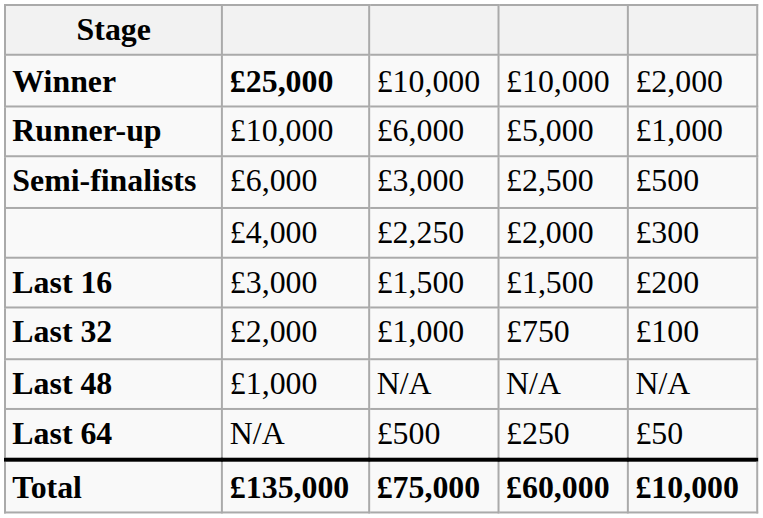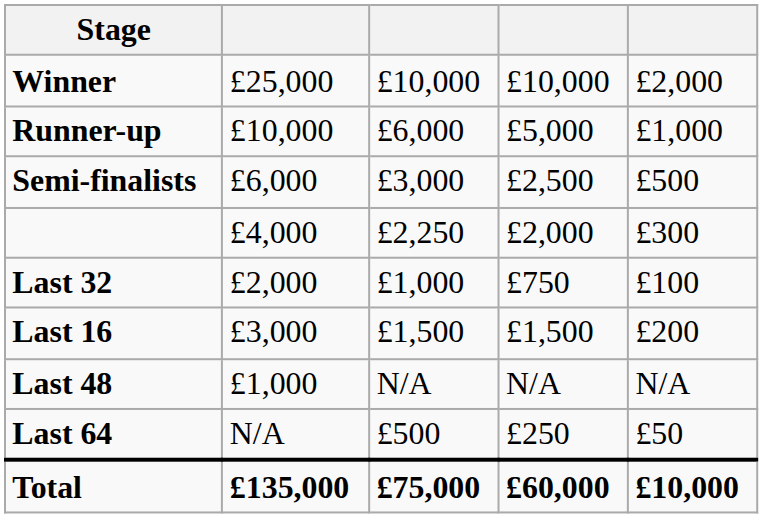(282, 80) bold -> (282, 80) normal
rows swapped: (62, 282) <-> (62, 332)
